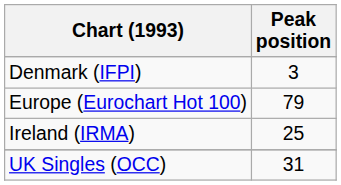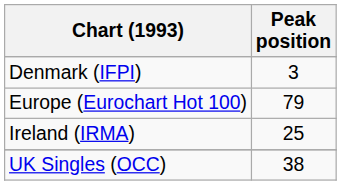(293, 164) 31 -> (293, 164) 38
